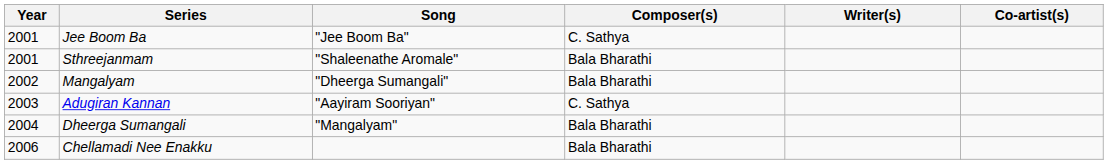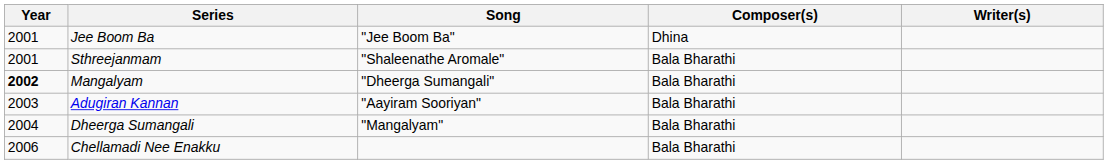- column: (1032, 15)
(599, 37) C. Sathya -> (670, 37) Dhina
(23, 81) normal -> (23, 81) bold
(599, 103) C. Sathya -> (694, 103) Bala Bharathi
